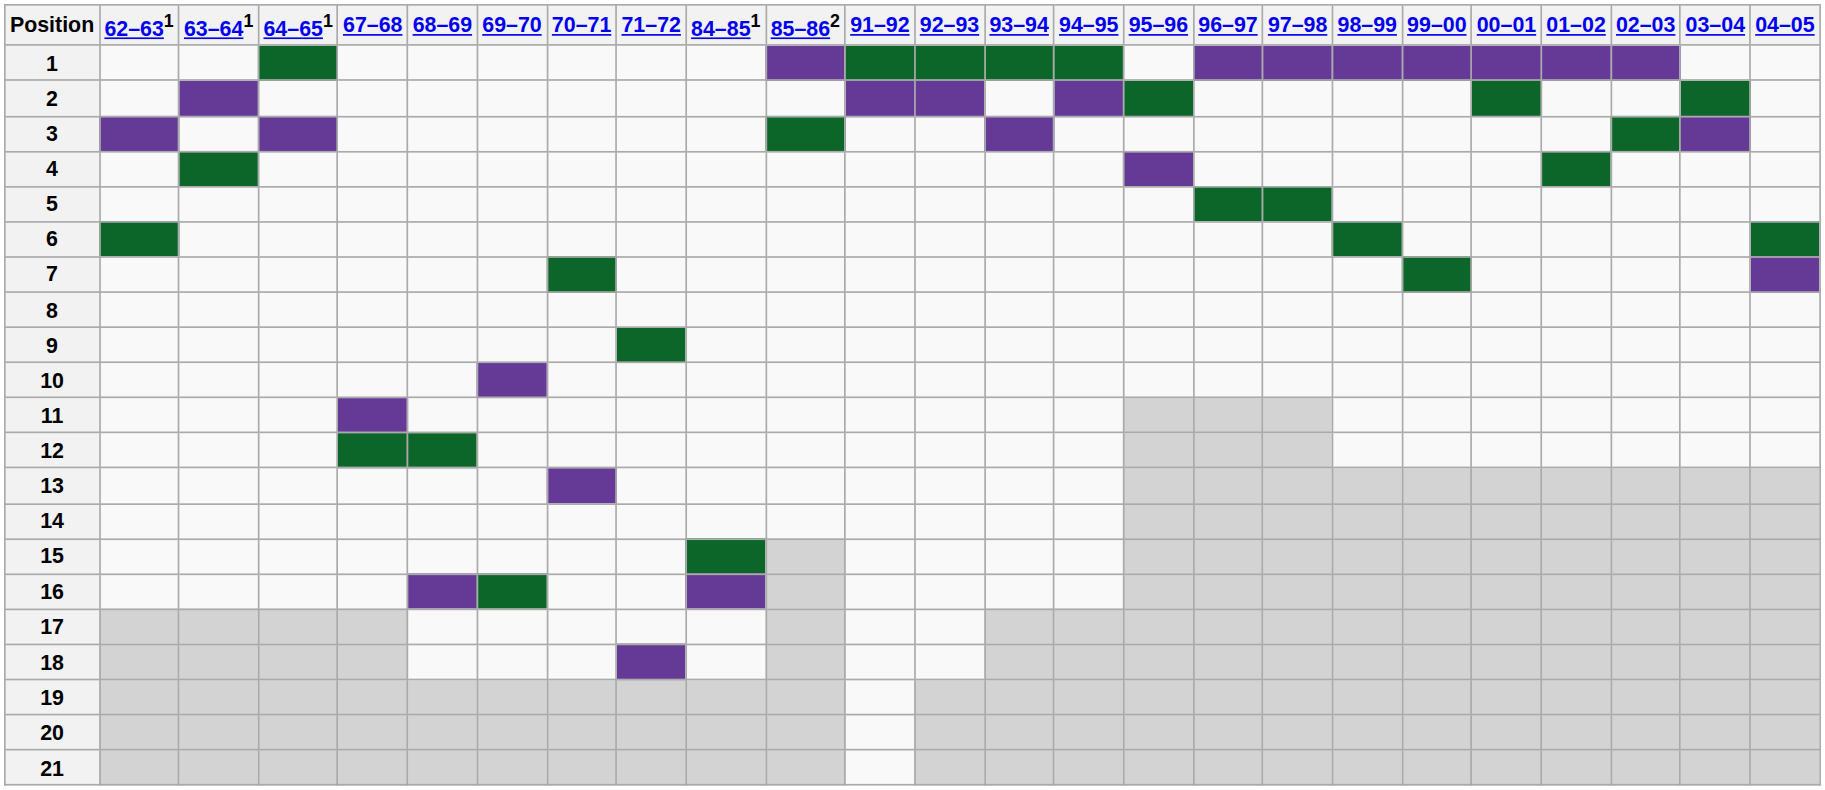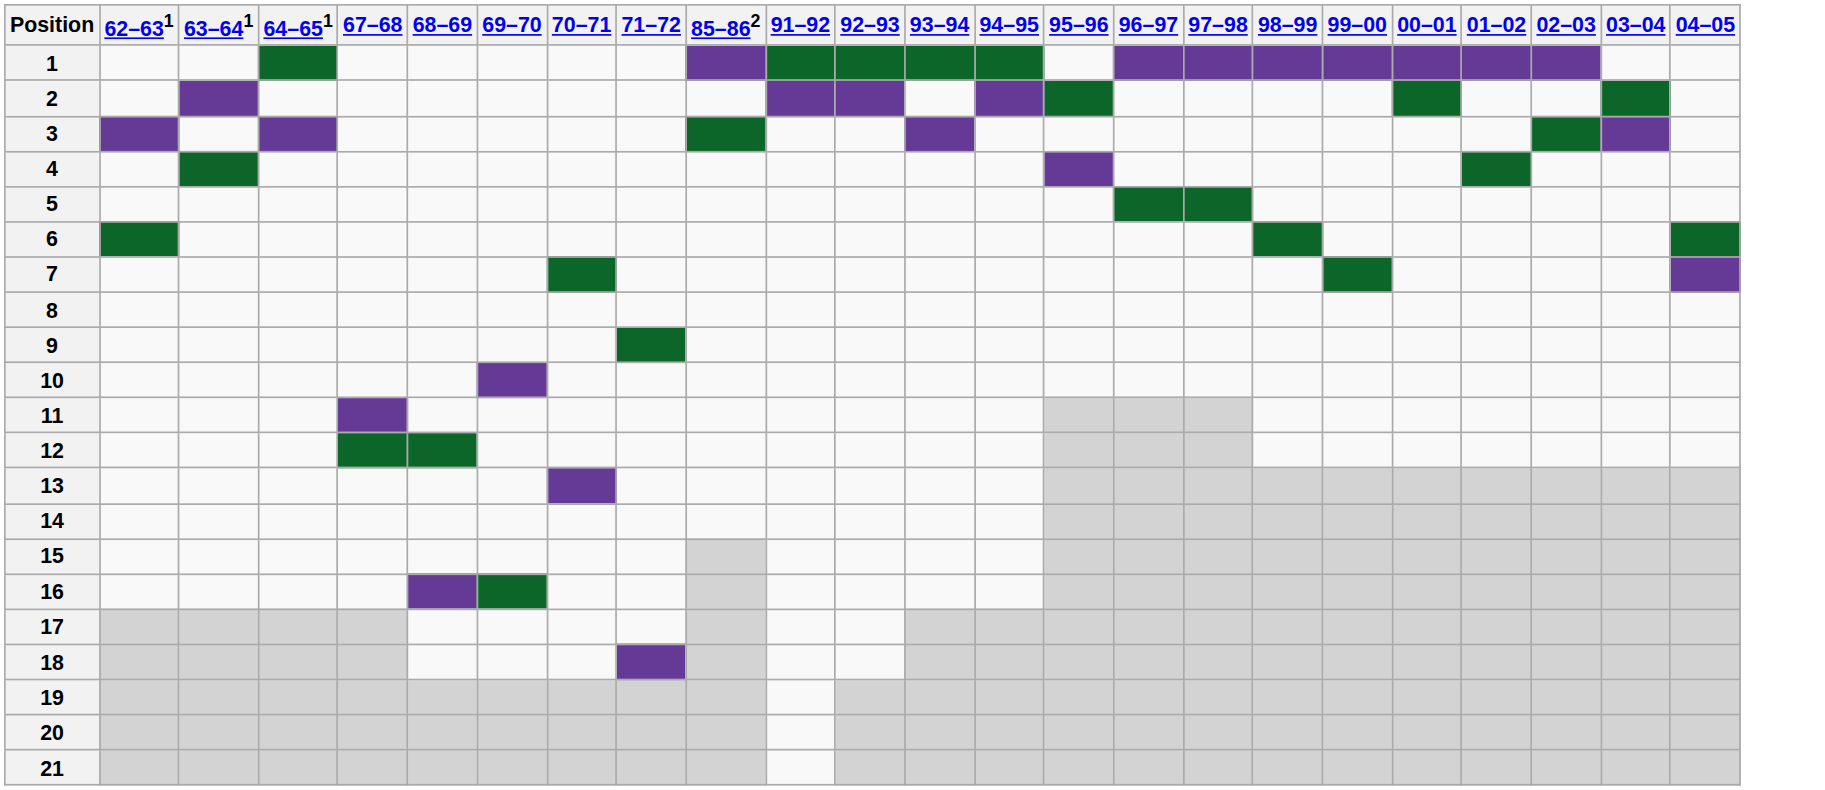- column: (726, 25)
